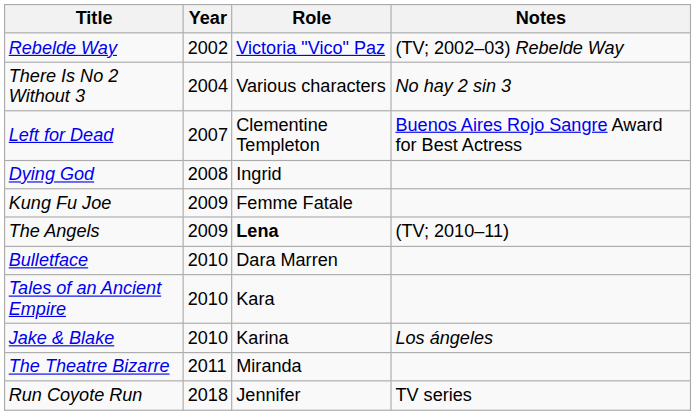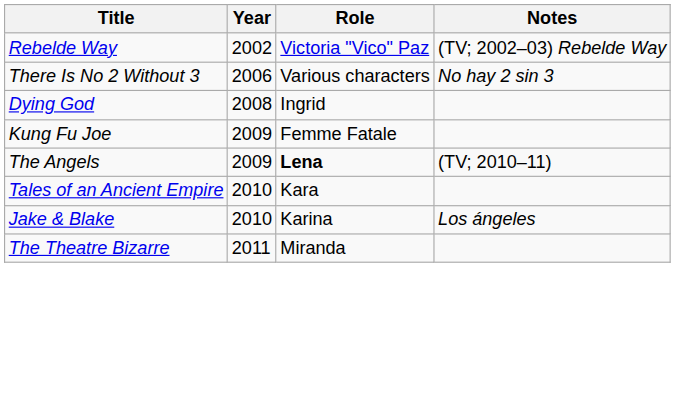(208, 86) 2004 -> (252, 76) 2006
- row: (61, 135)
- row: (48, 260)
- row: (76, 395)
